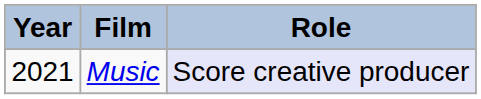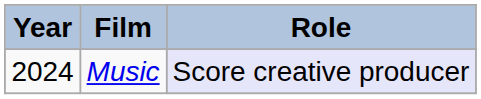(43, 72) 2021 -> (43, 72) 2024
